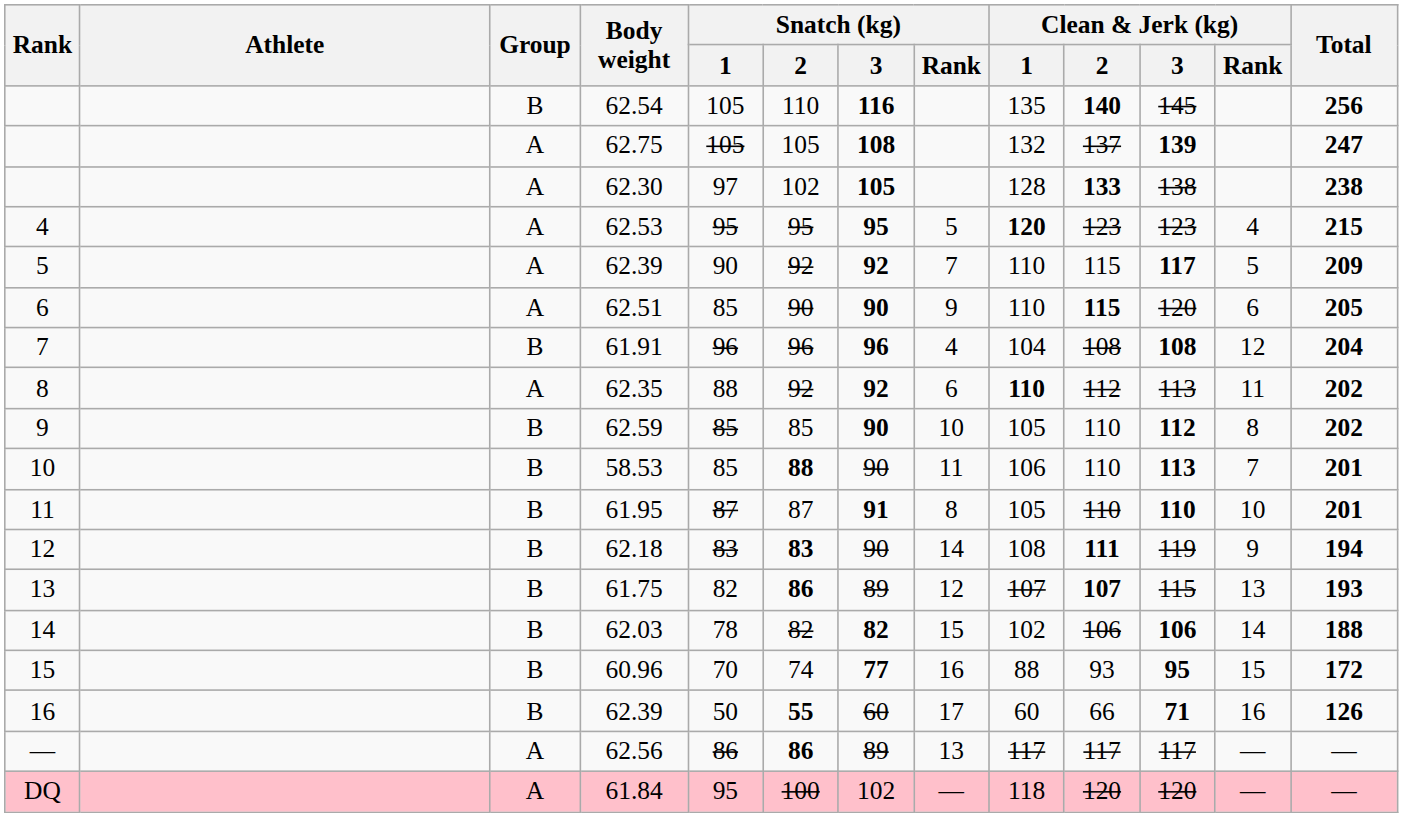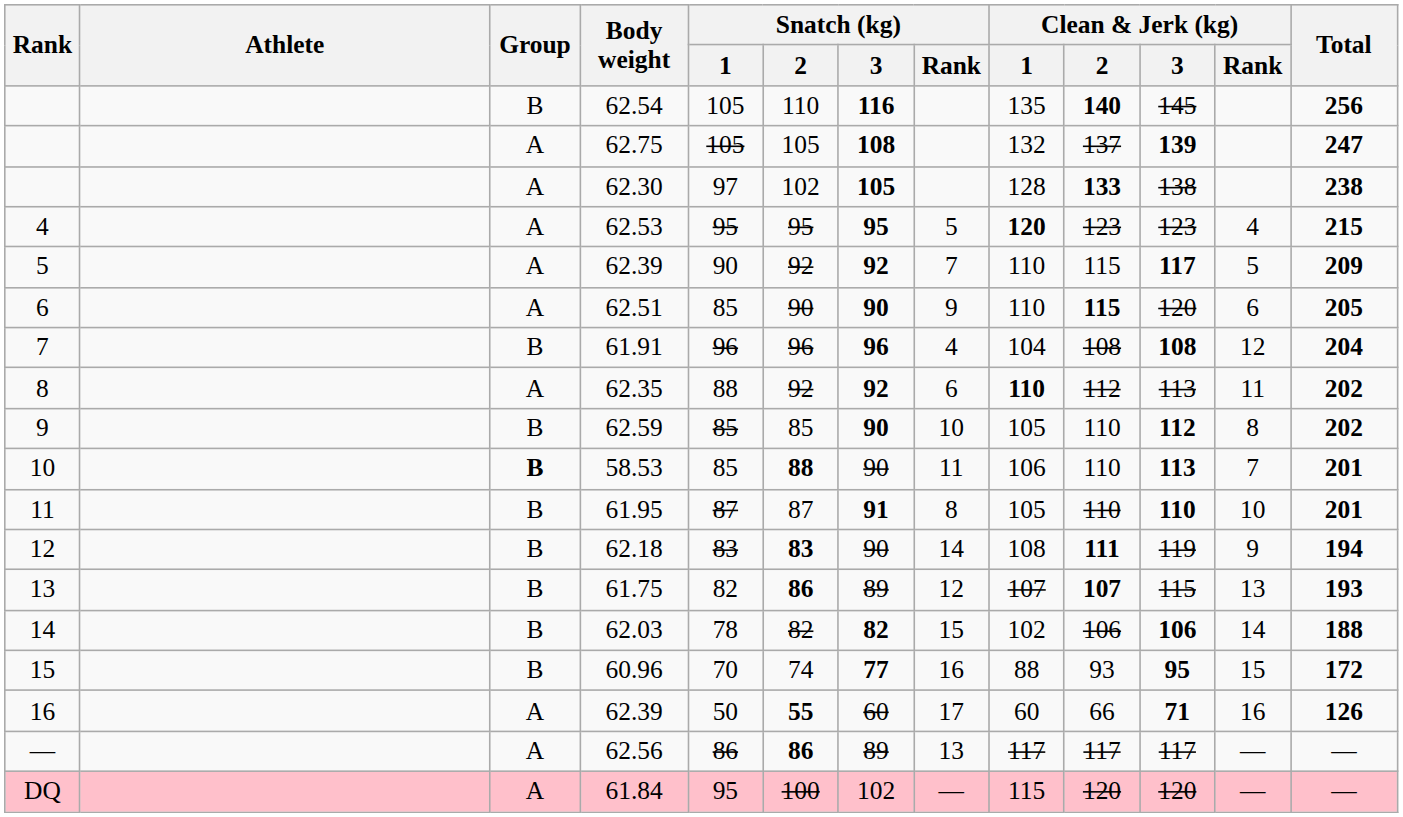(535, 468) normal -> (535, 468) bold
(535, 710) B -> (535, 710) A
(1027, 791) 118 -> (1027, 791) 115
